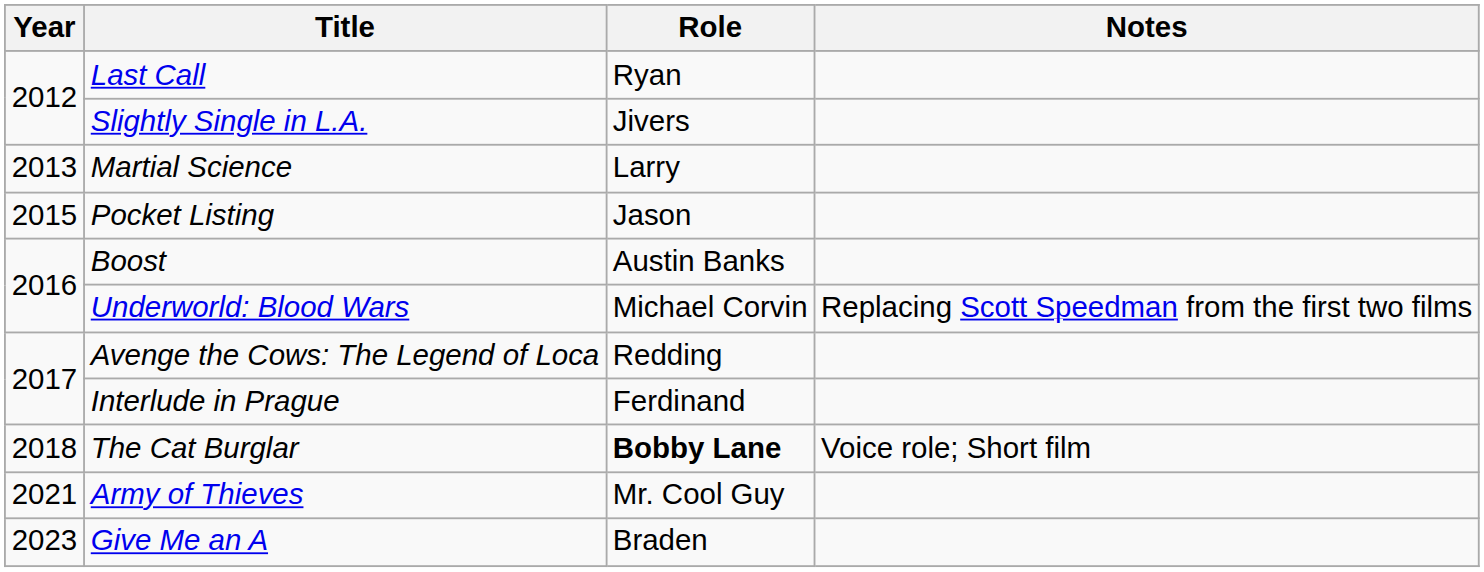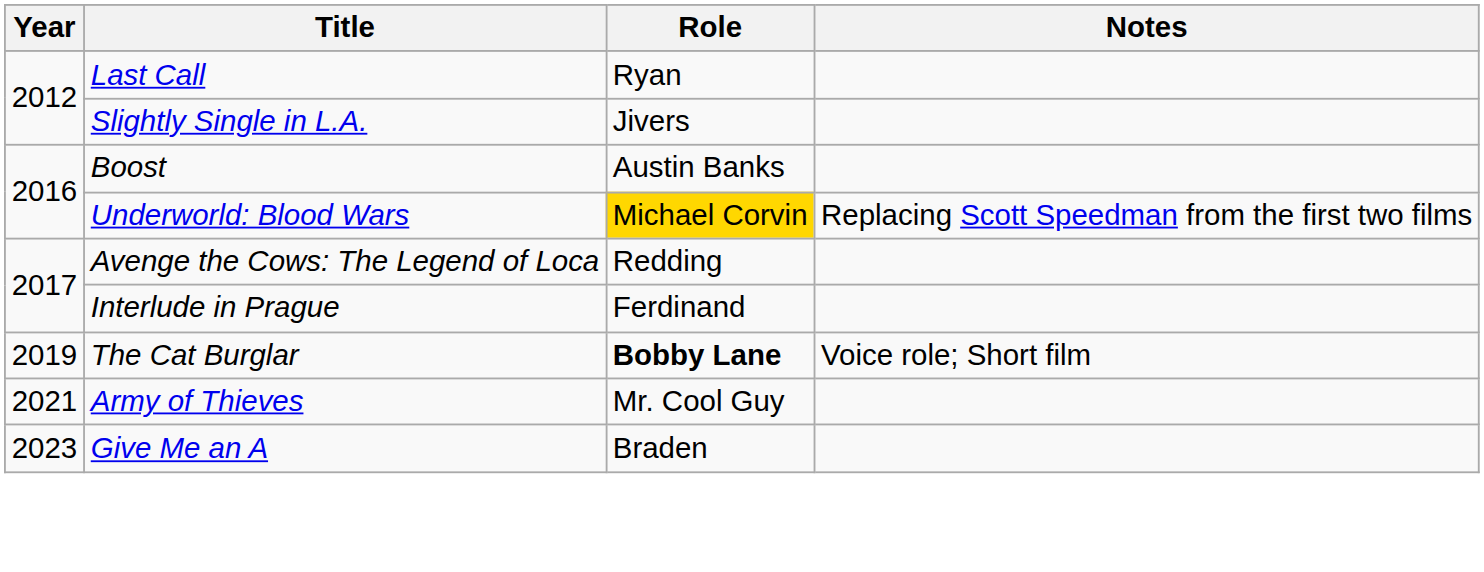- row: (191, 167)
- row: (182, 214)
(710, 307) no background -> (710, 214) gold background
(44, 448) 2018 -> (44, 354) 2019
